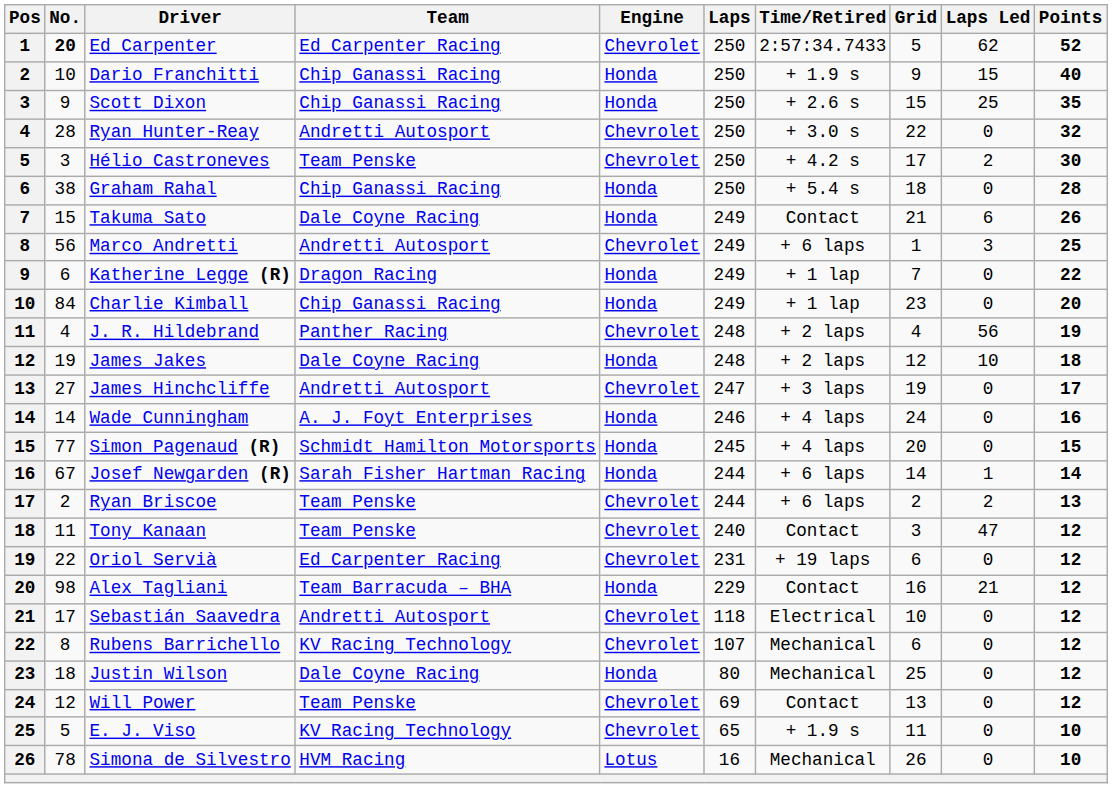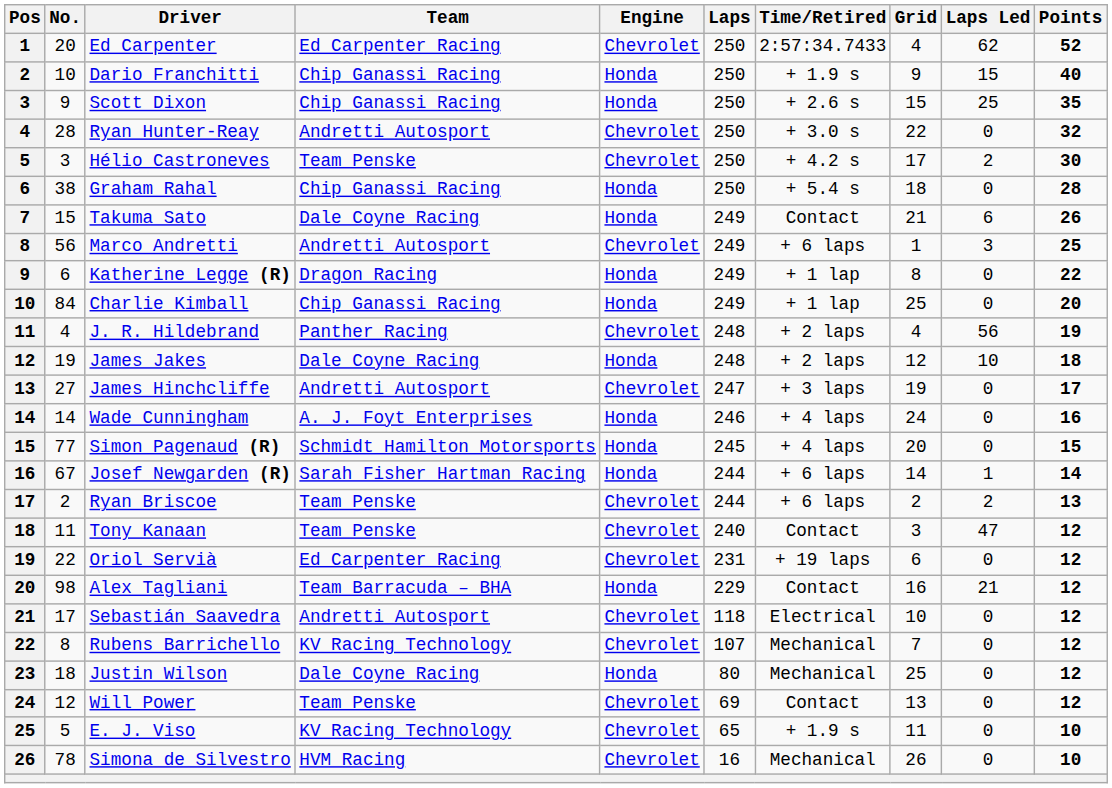(65, 48) bold -> (65, 48) normal
(916, 48) 5 -> (916, 48) 4
(916, 276) 7 -> (916, 276) 8
(916, 304) 23 -> (916, 304) 25
(916, 647) 6 -> (916, 647) 7
(631, 761) Lotus -> (652, 761) Chevrolet
